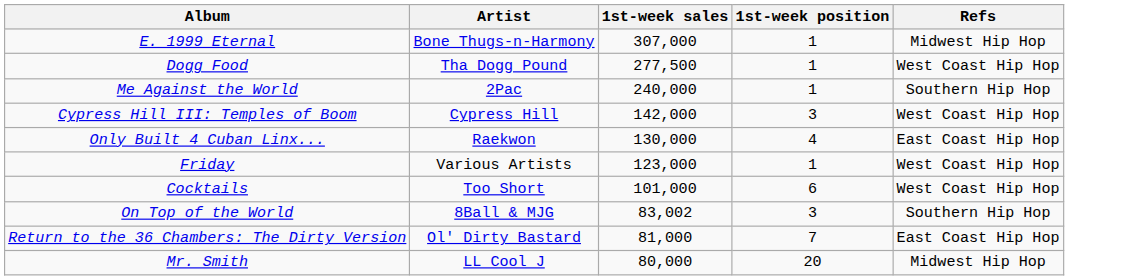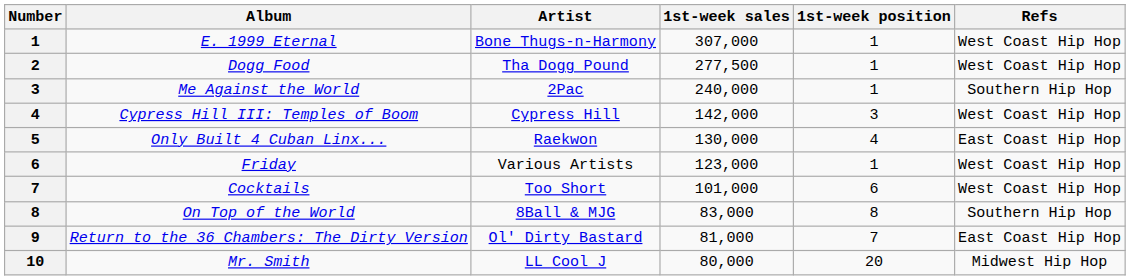+ column: (35, 17)
(978, 41) Midwest Hip Hop -> (1040, 41) West Coast Hip Hop
(665, 213) 83,002 -> (727, 213) 83,000
(813, 213) 3 -> (874, 213) 8
